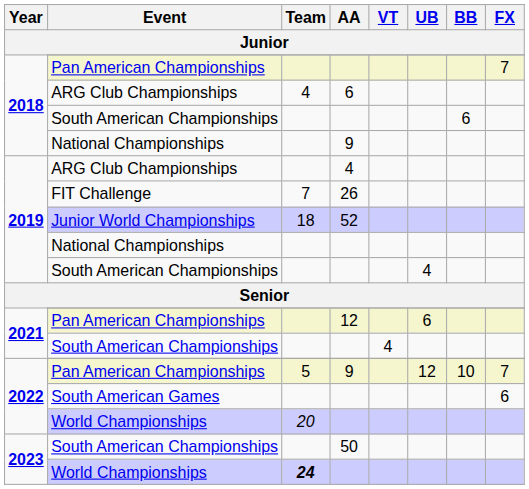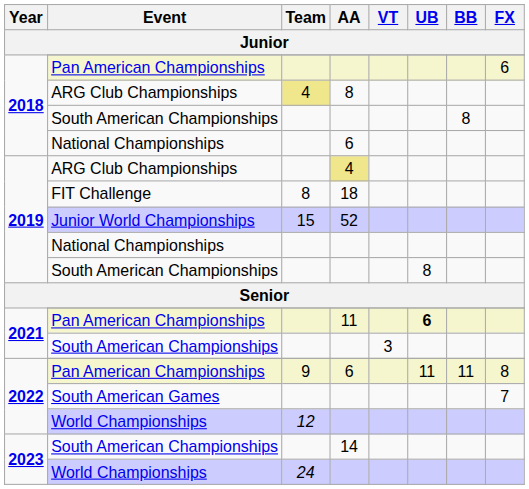(505, 68) 7 -> (505, 68) 6
(306, 93) no background -> (306, 93) khaki background
(349, 93) 6 -> (349, 93) 8
(466, 118) 6 -> (466, 118) 8
(349, 144) 9 -> (349, 144) 6
(349, 169) no background -> (349, 169) khaki background
(306, 194) 7 -> (306, 194) 8
(349, 194) 26 -> (349, 194) 18
(306, 219) 18 -> (306, 219) 15
(427, 270) 4 -> (427, 270) 8
(349, 321) 12 -> (349, 321) 11
(427, 321) normal -> (427, 321) bold
(388, 346) 4 -> (388, 346) 3
(306, 371) 5 -> (306, 371) 9
(349, 371) 9 -> (349, 371) 6
(427, 371) 12 -> (427, 371) 11
(466, 371) 10 -> (466, 371) 11
(505, 371) 7 -> (505, 371) 8
(505, 396) 6 -> (505, 396) 7
(306, 422) 20 -> (306, 422) 12
(349, 447) 50 -> (349, 447) 14
(306, 472) bold -> (306, 472) normal
